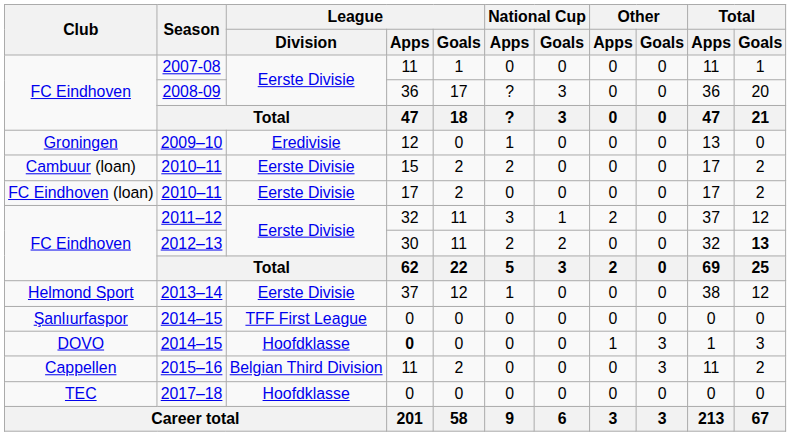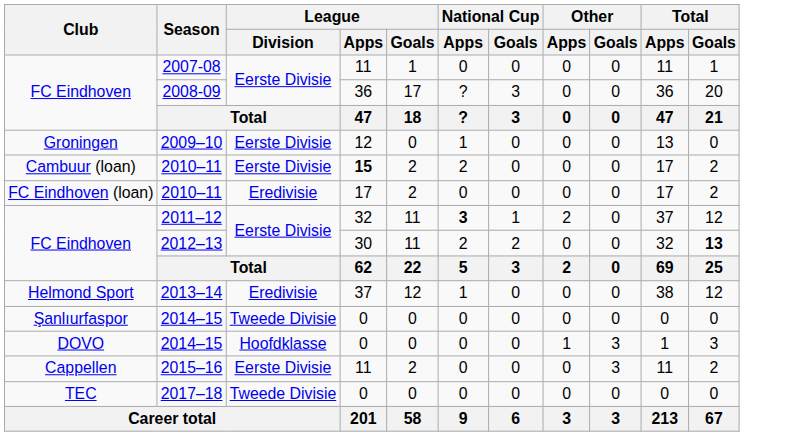(306, 142) Eredivisie -> (283, 142) Eerste Divisie
(410, 167) normal -> (363, 167) bold
(306, 192) Eerste Divisie -> (283, 192) Eredivisie
(510, 218) normal -> (463, 218) bold
(306, 293) Eerste Divisie -> (283, 293) Eredivisie
(306, 318) TFF First League -> (283, 318) Tweede Divisie
(410, 343) bold -> (363, 343) normal
(306, 368) Belgian Third Division -> (283, 368) Eerste Divisie
(306, 393) Hoofdklasse -> (283, 393) Tweede Divisie
